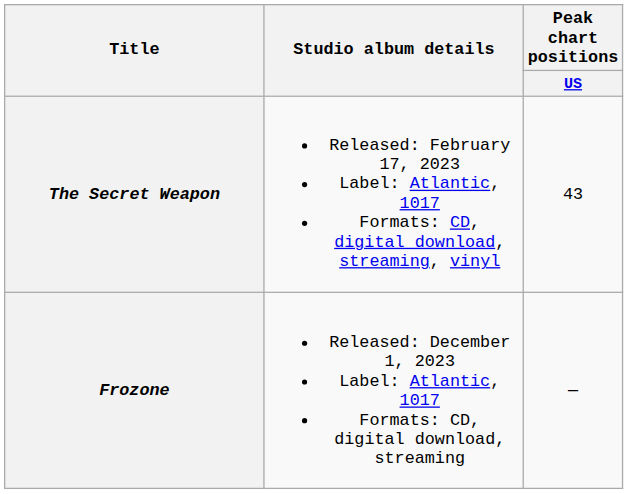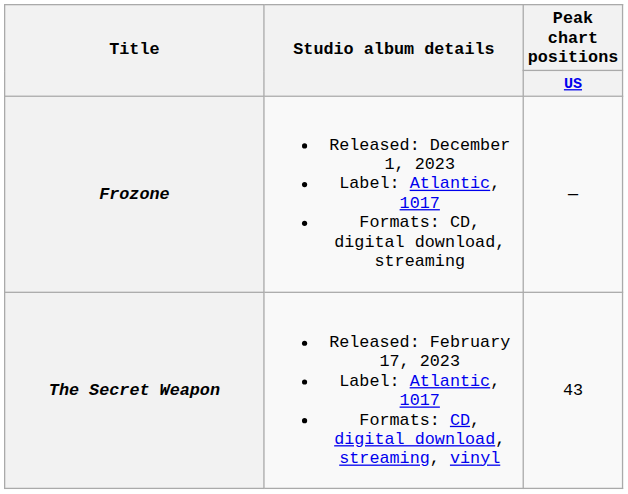rows swapped: (134, 194) <-> (134, 391)
